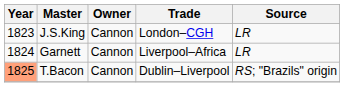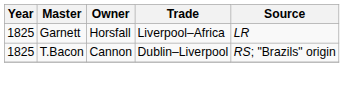- row: (62, 33)
(21, 52) 1824 -> (21, 33) 1825
(112, 52) Cannon -> (110, 33) Horsfall
(21, 71) lightsalmon background -> (21, 52) no background
